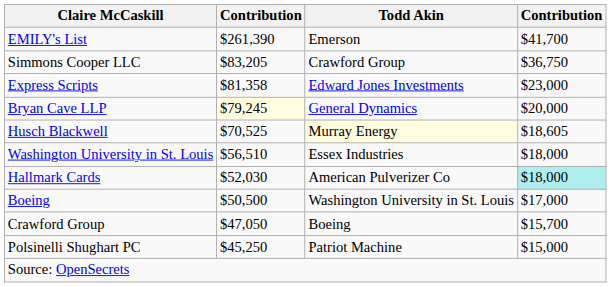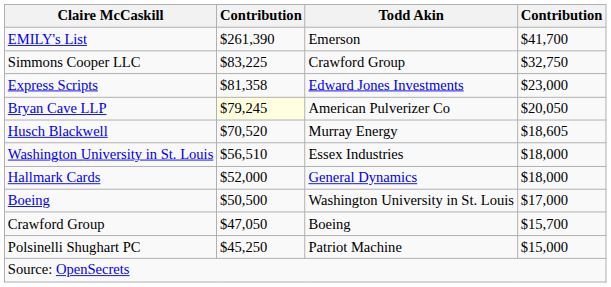(244, 62) $83,205 -> (244, 62) $83,225
(544, 62) $36,750 -> (544, 62) $32,750
(363, 108) General Dynamics -> (379, 108) American Pulverizer Co
(544, 108) $20,000 -> (544, 108) $20,050
(244, 131) $70,525 -> (244, 131) $70,520
(353, 131) lightyellow background -> (353, 131) no background
(244, 177) $52,030 -> (244, 177) $52,000
(379, 177) American Pulverizer Co -> (363, 177) General Dynamics
(544, 177) paleturquoise background -> (544, 177) no background
